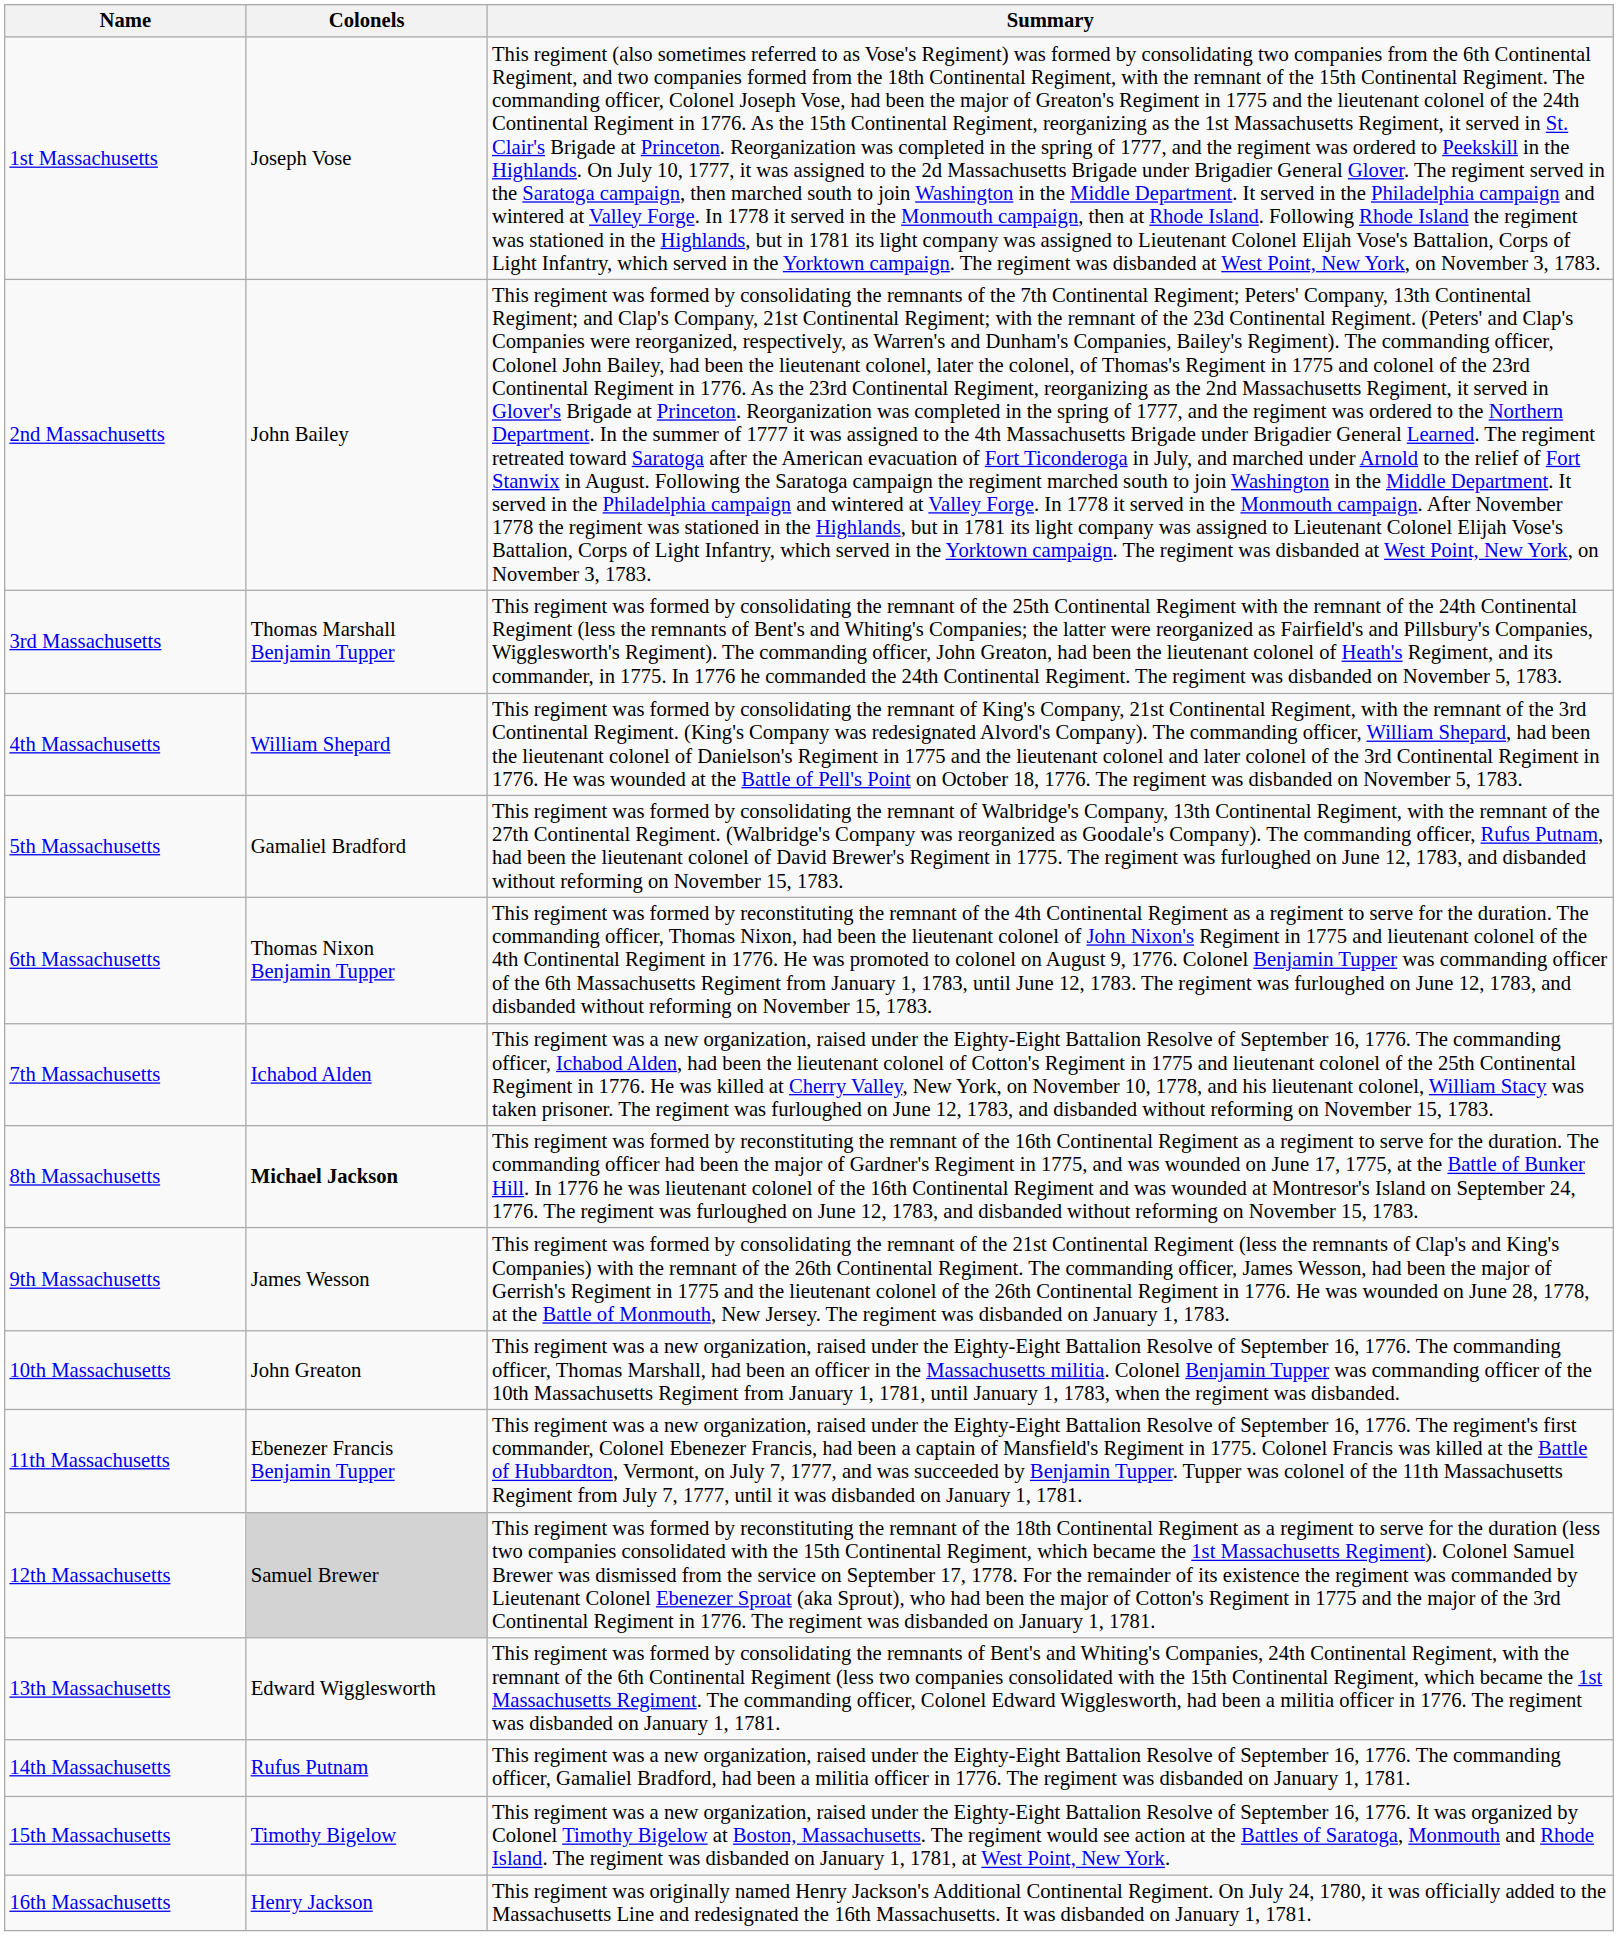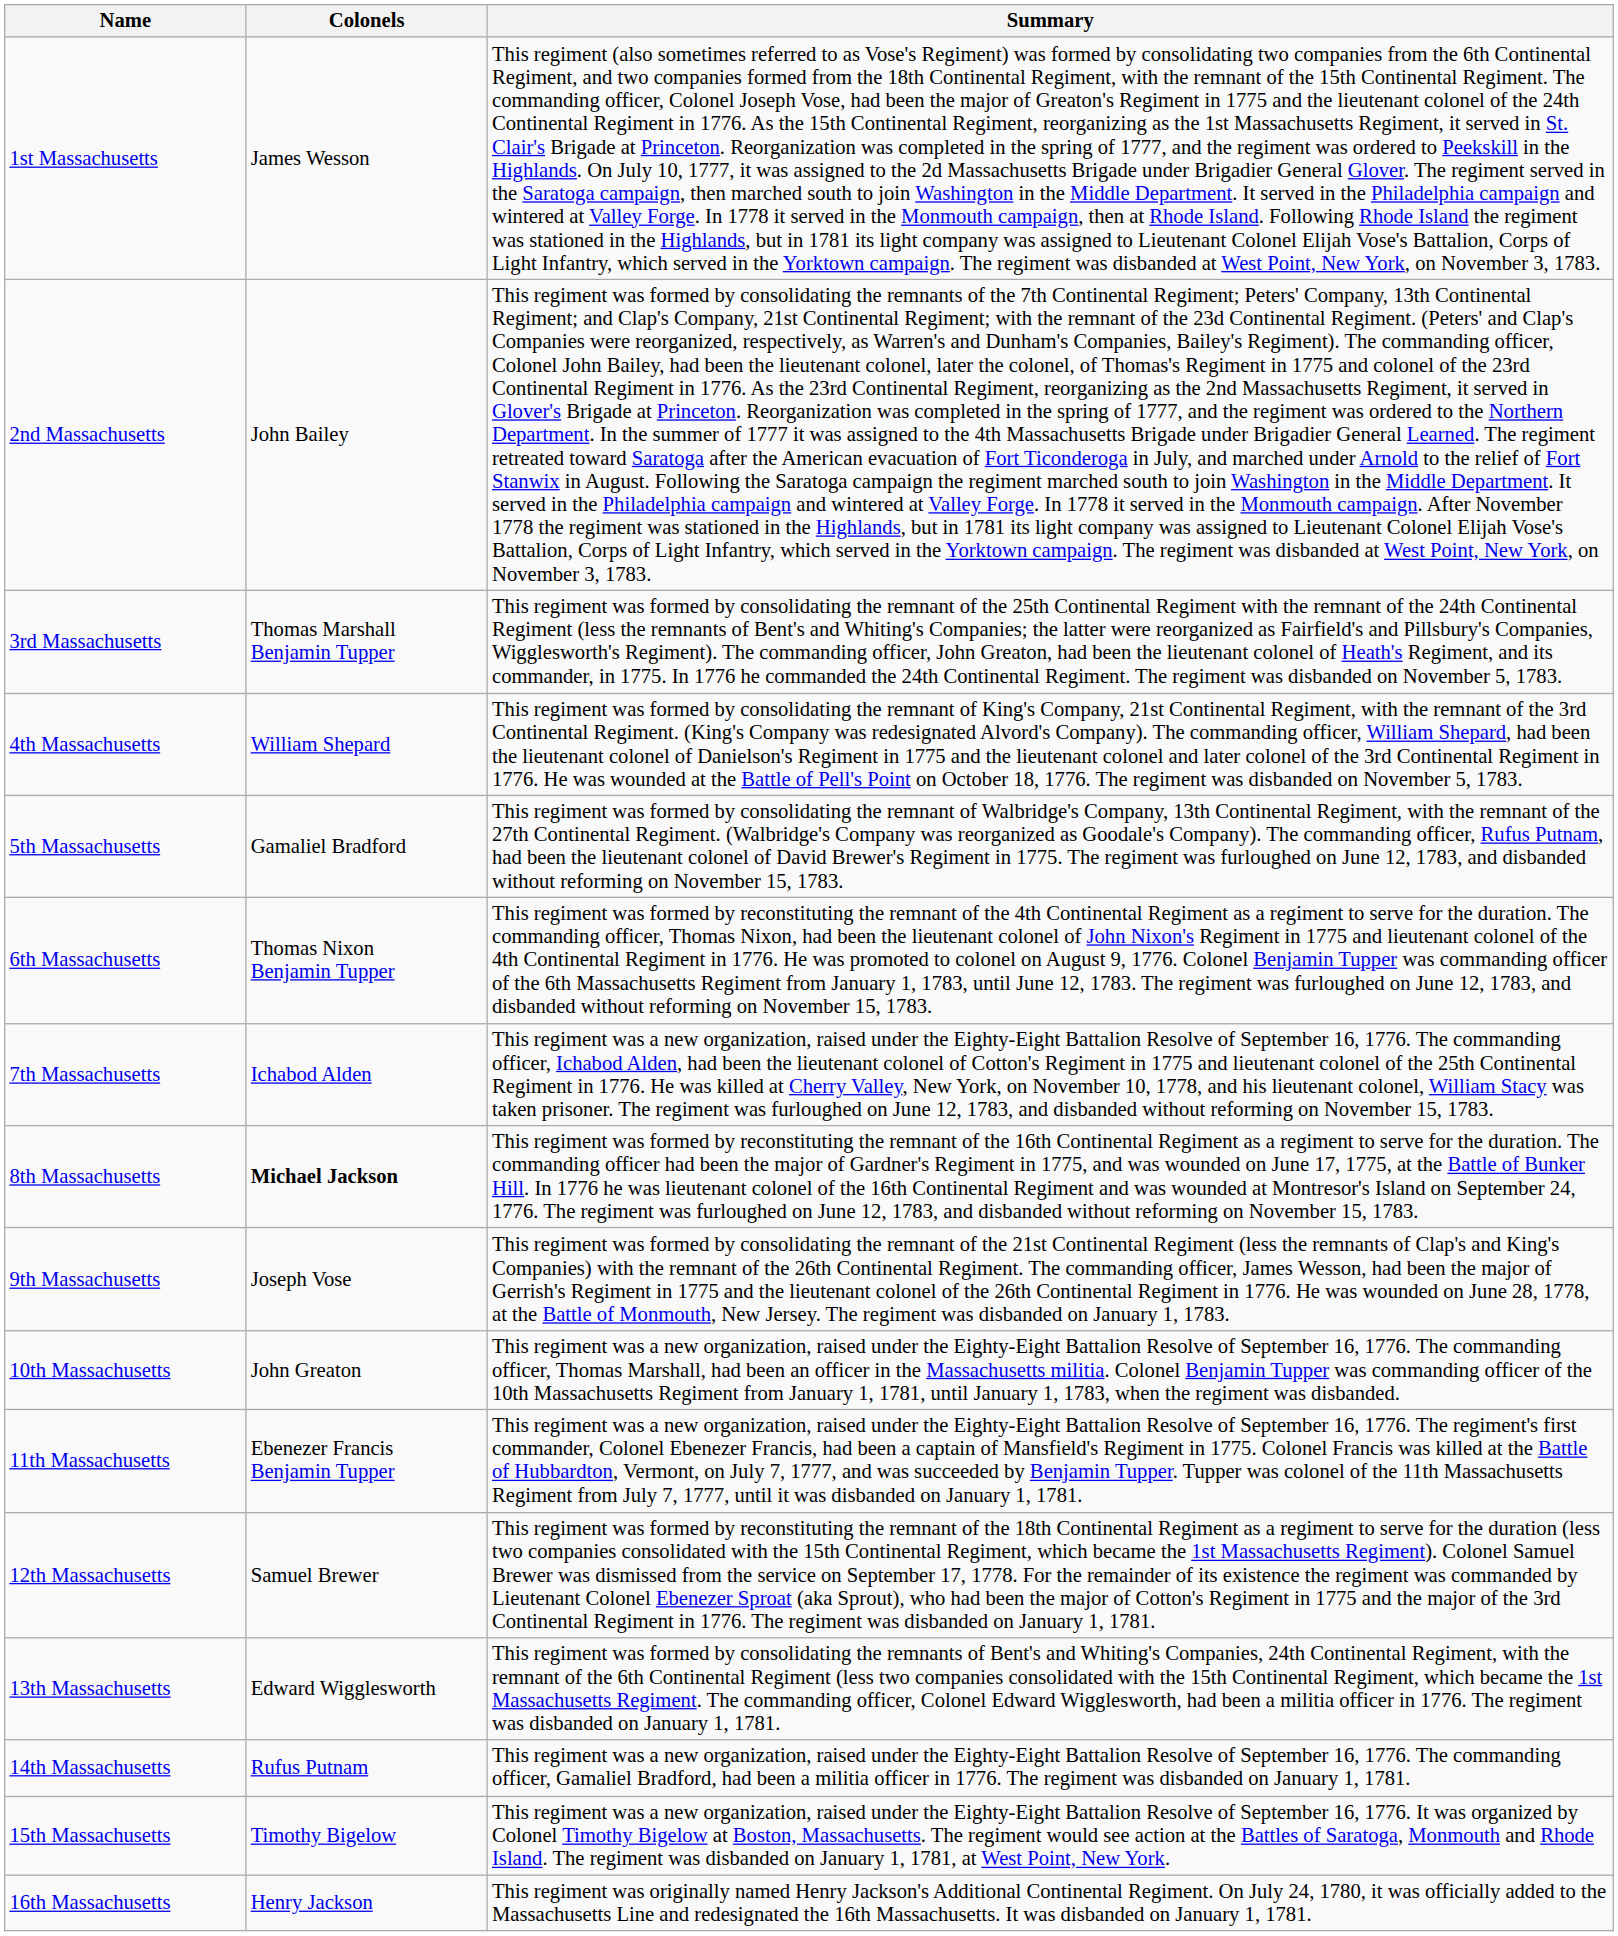(301, 158) Joseph Vose -> (310, 158) James Wesson
(310, 1279) James Wesson -> (301, 1279) Joseph Vose
(315, 1574) lightgrey background -> (315, 1574) no background
